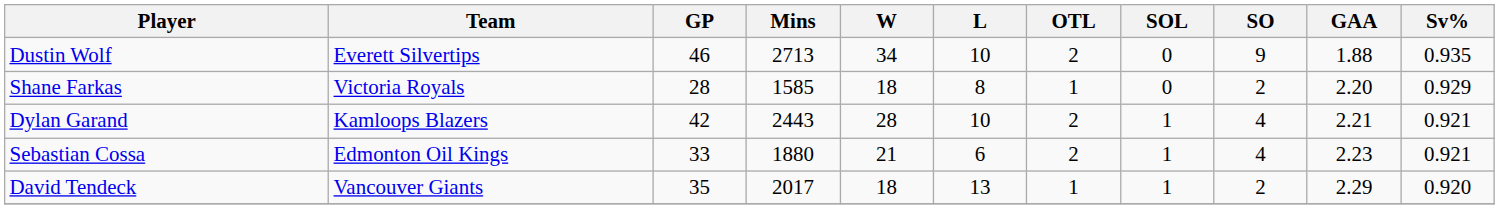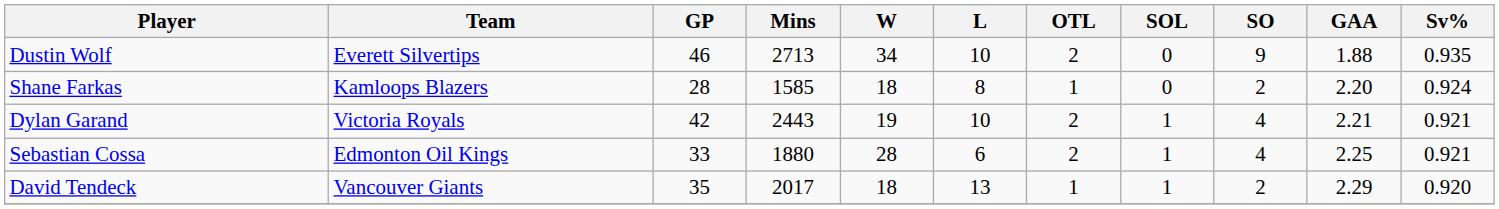(399, 87) Victoria Royals -> (411, 87) Kamloops Blazers
(1448, 87) 0.929 -> (1448, 87) 0.924
(411, 120) Kamloops Blazers -> (399, 120) Victoria Royals
(887, 120) 28 -> (887, 120) 19
(887, 154) 21 -> (887, 154) 28
(1354, 154) 2.23 -> (1354, 154) 2.25
